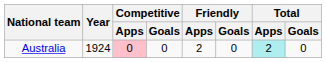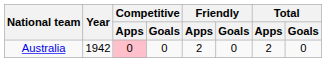(98, 48) 1924 -> (98, 48) 1942
(269, 48) paleturquoise background -> (269, 48) no background
